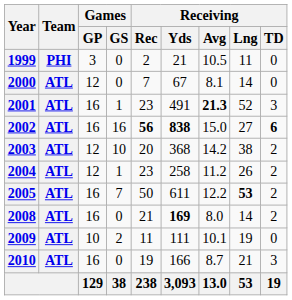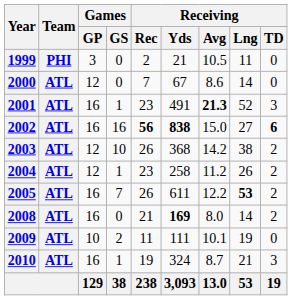(214, 82) 8.1 -> (214, 82) 8.6
(146, 149) 20 -> (146, 149) 26
(146, 194) 50 -> (146, 194) 26
(119, 261) 0 -> (119, 261) 1
(180, 261) 166 -> (180, 261) 324
